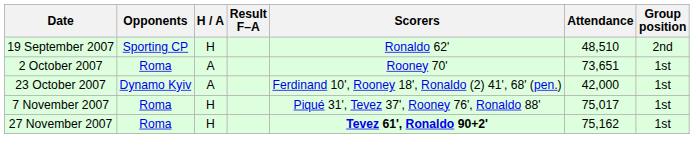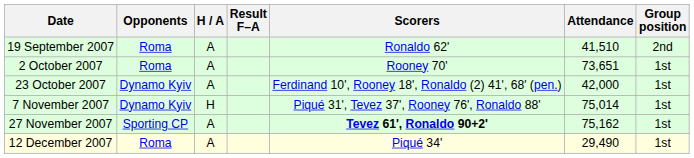(155, 47) Sporting CP -> (155, 47) Roma
(210, 47) H -> (210, 47) A
(600, 47) 48,510 -> (600, 47) 41,510
(155, 104) Roma -> (155, 104) Dynamo Kyiv
(600, 104) 75,017 -> (600, 104) 75,014
(155, 124) Roma -> (155, 124) Sporting CP
(210, 124) H -> (210, 124) A
+ row: (61, 143)
